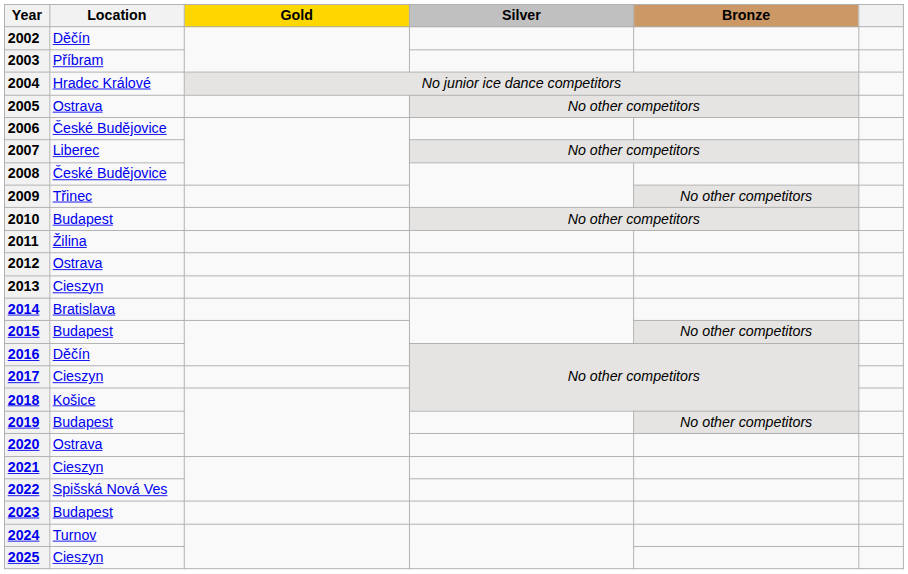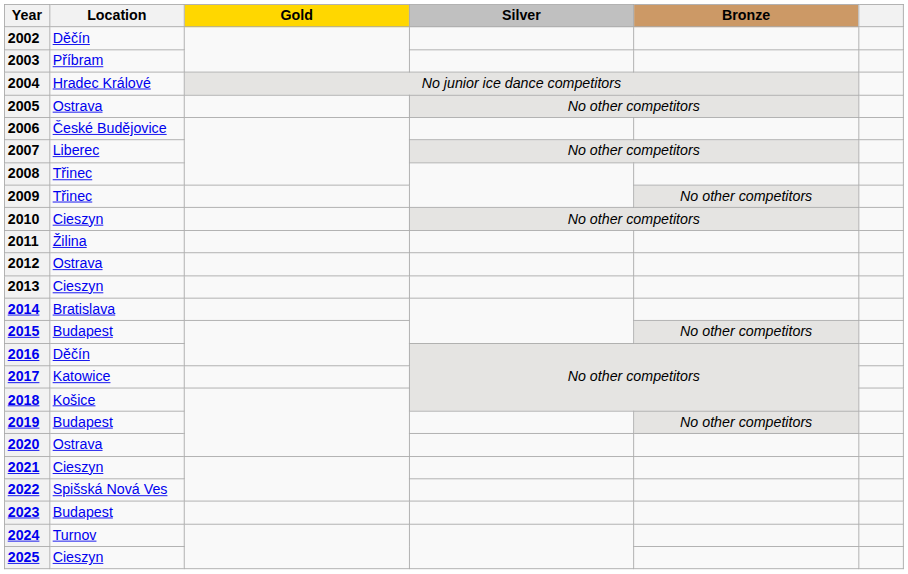(110, 173) České Budějovice -> (72, 173) Třinec
(83, 219) Budapest -> (78, 219) Cieszyn
(78, 377) Cieszyn -> (82, 377) Katowice
